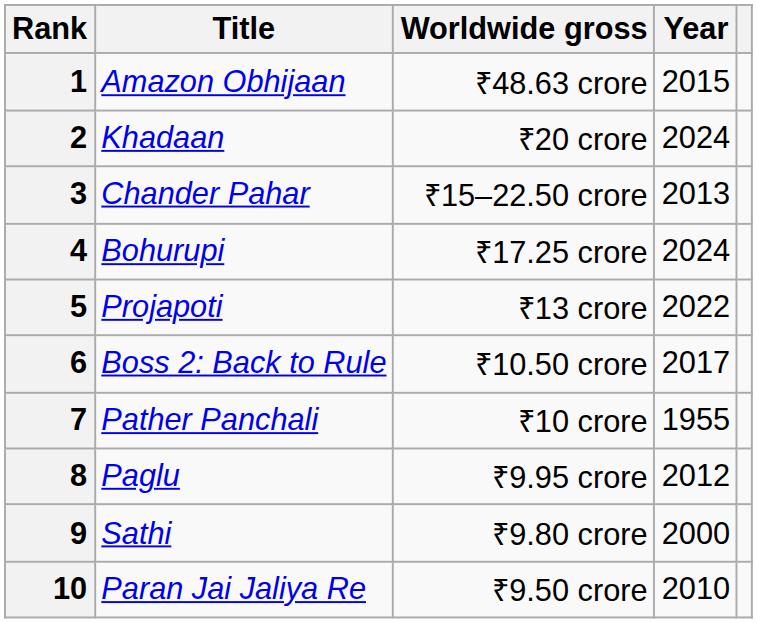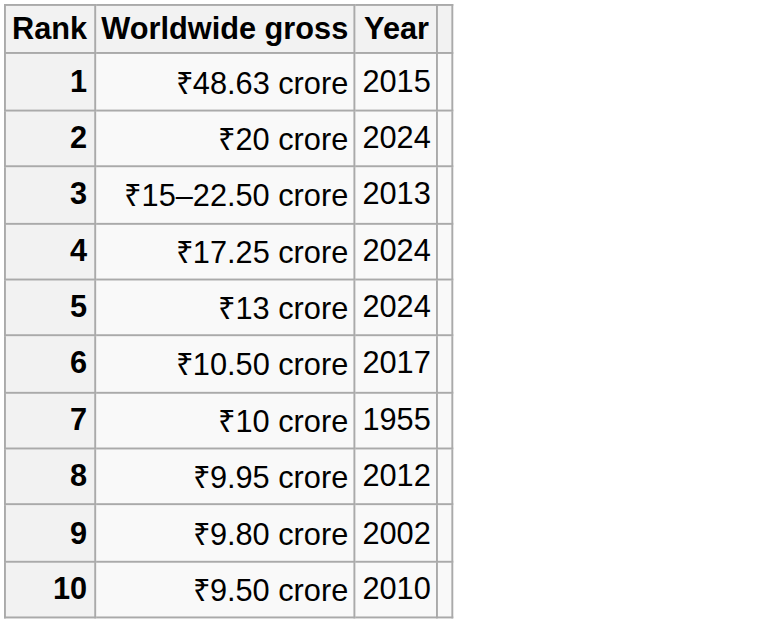- column: (244, 28)
(696, 307) 2022 -> (397, 307) 2024
(696, 532) 2000 -> (397, 532) 2002
